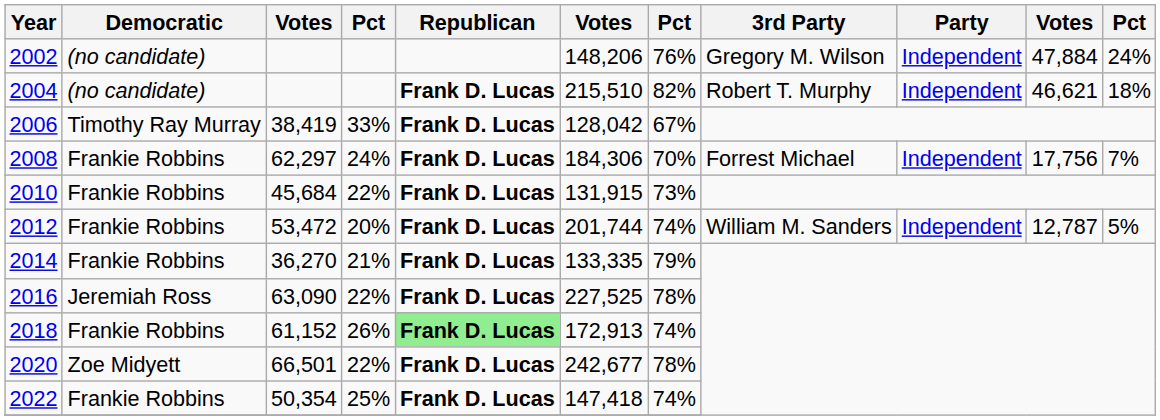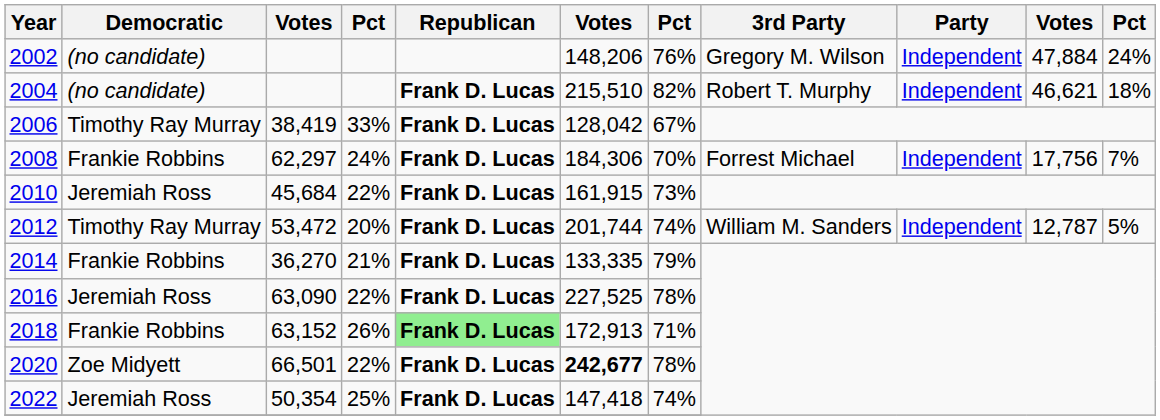(146, 193) Frankie Robbins -> (139, 193) Jeremiah Ross
(604, 193) 131,915 -> (604, 193) 161,915
(146, 227) Frankie Robbins -> (164, 227) Timothy Ray Murray
(304, 329) 61,152 -> (304, 329) 63,152
(674, 329) 74% -> (674, 329) 71%
(604, 363) normal -> (604, 363) bold
(146, 398) Frankie Robbins -> (139, 398) Jeremiah Ross
